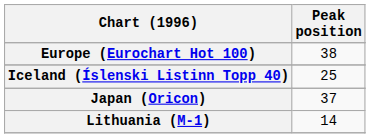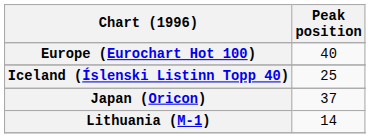(329, 54) 38 -> (329, 54) 40
